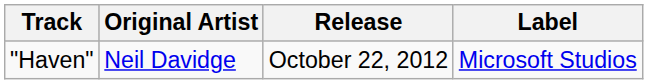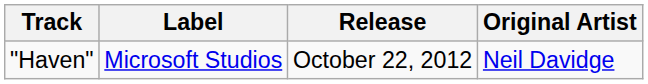columns swapped: (181, 22) <-> (548, 22)
